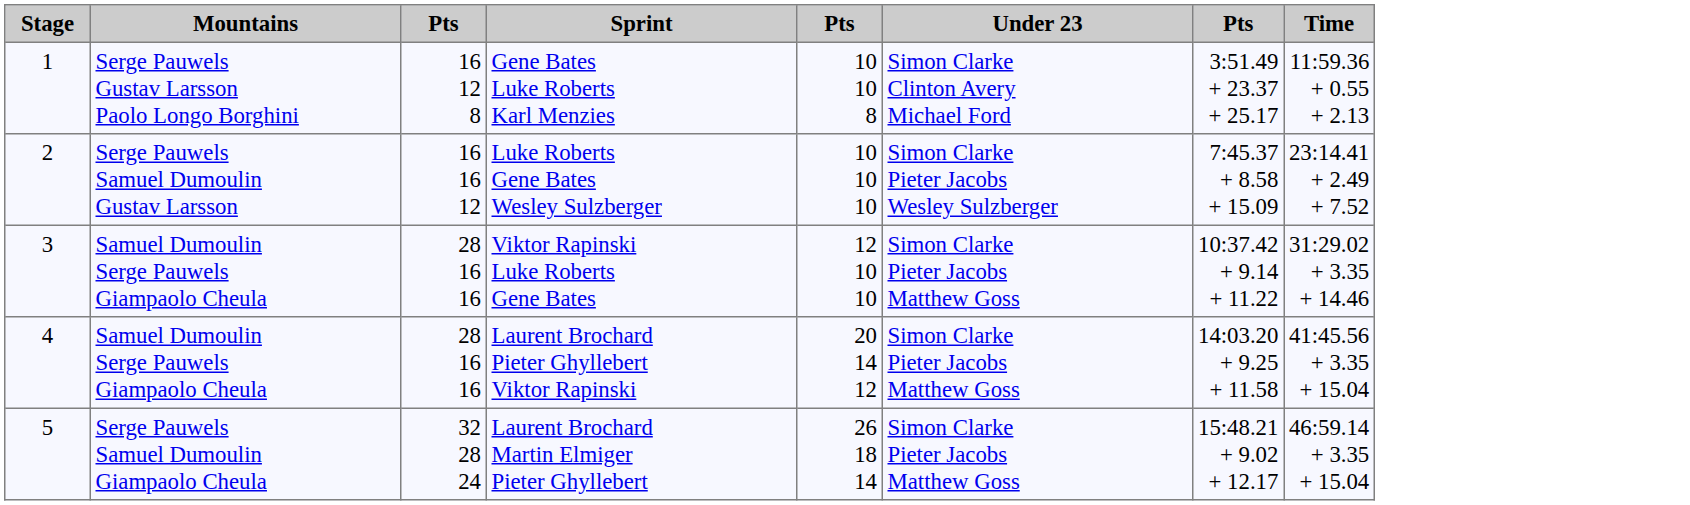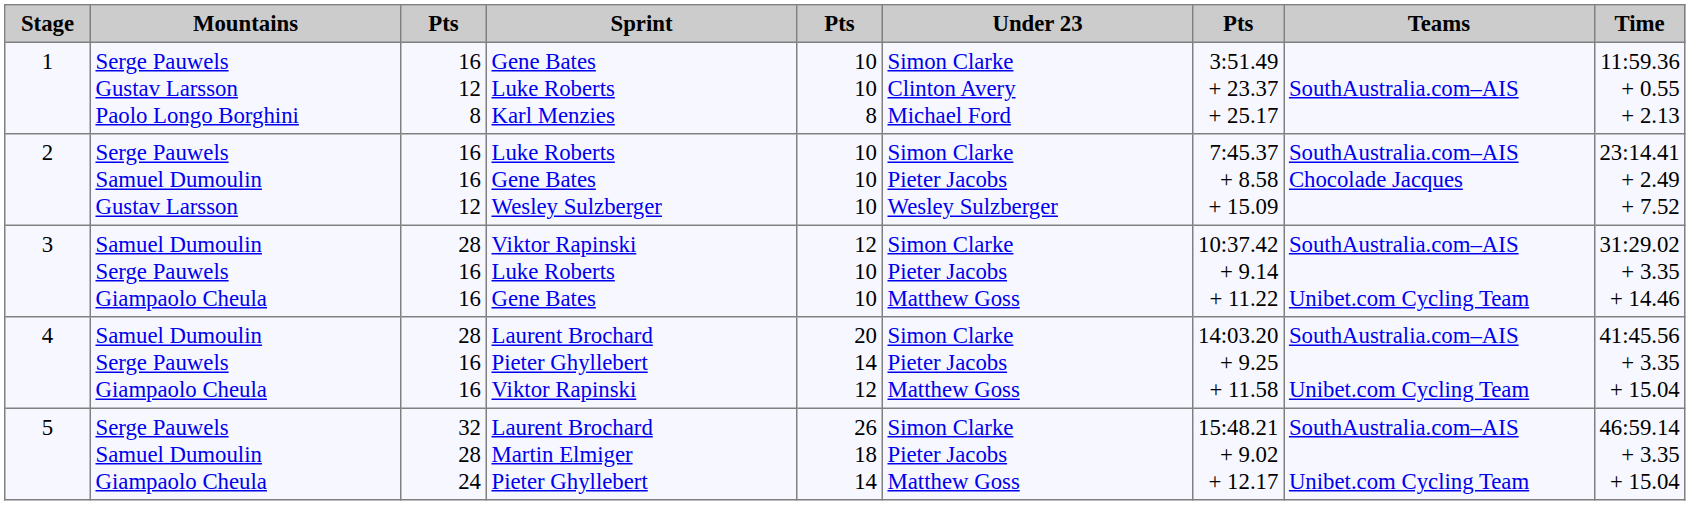+ column: (1439, 23)
